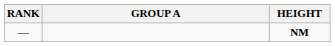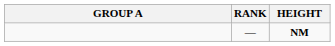columns swapped: (23, 14) <-> (156, 14)
